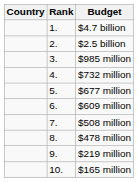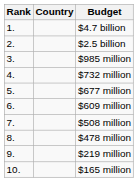columns swapped: (61, 12) <-> (26, 12)
